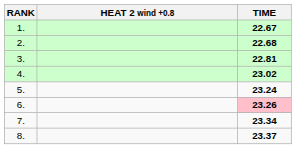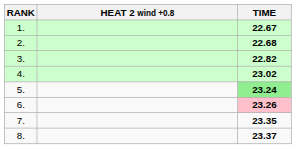(264, 59) 22.81 -> (264, 59) 22.82
(264, 90) no background -> (264, 90) lightgreen background
(264, 121) 23.34 -> (264, 121) 23.35
